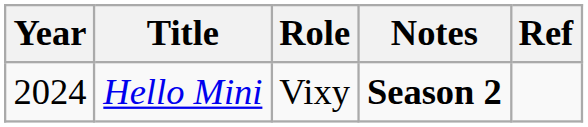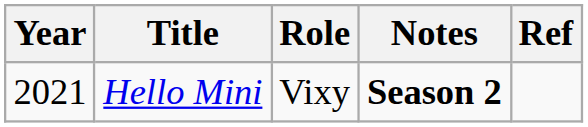(50, 91) 2024 -> (50, 91) 2021
